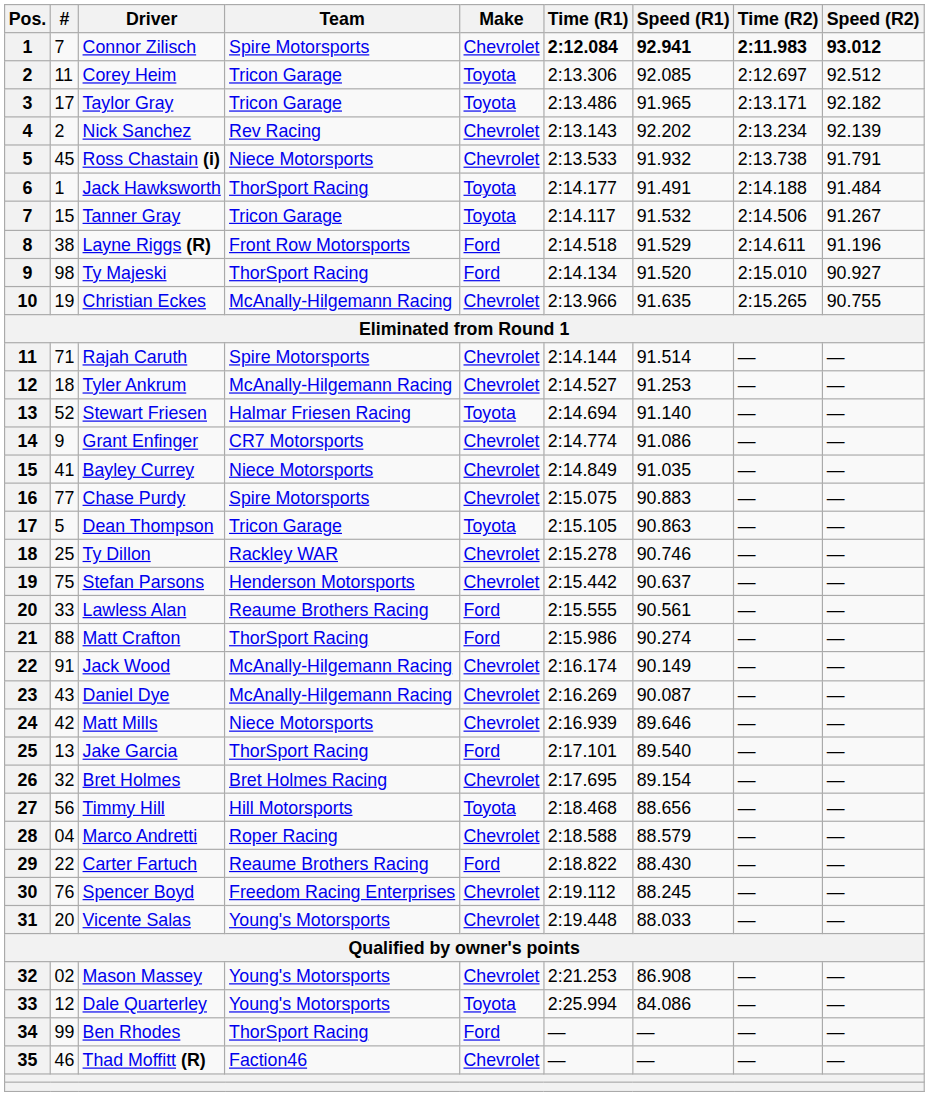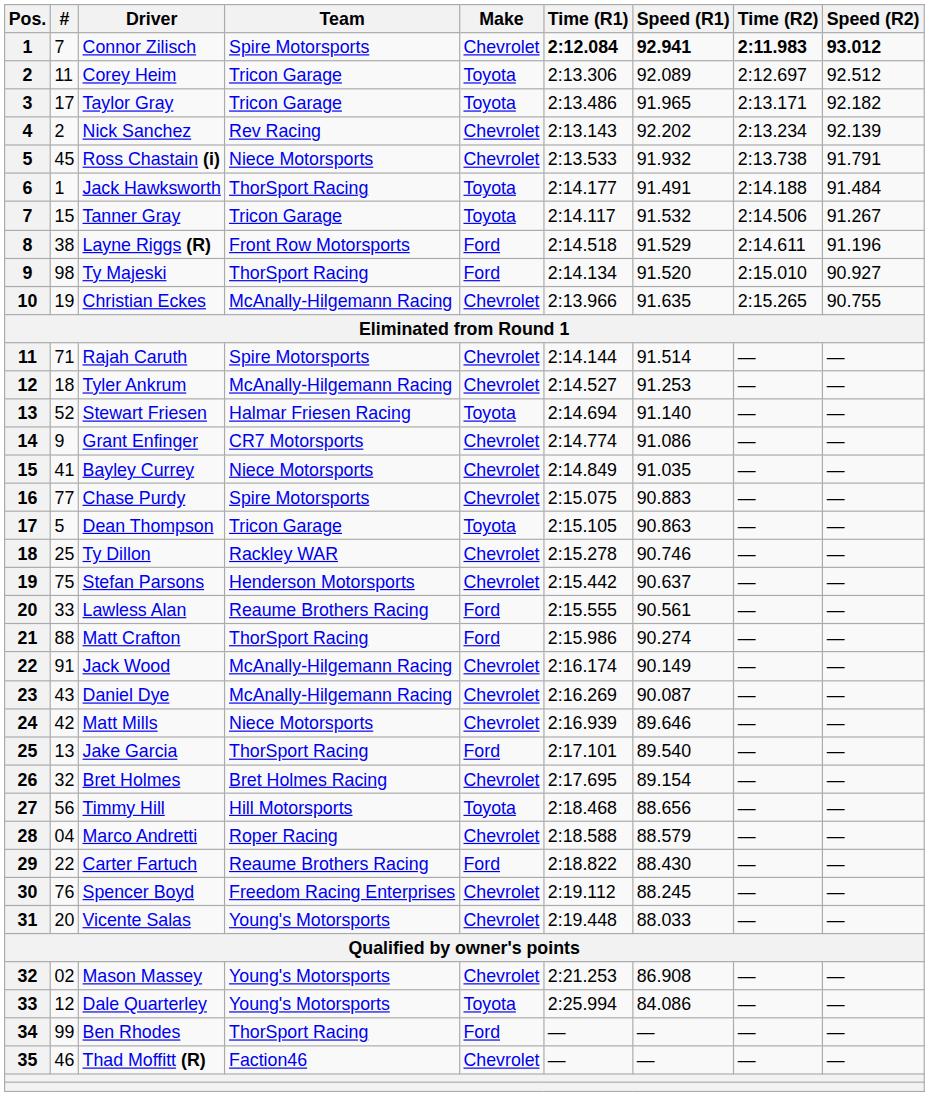(664, 75) 92.085 -> (664, 75) 92.089
